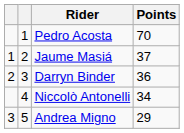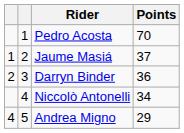(11, 117) 3 -> (11, 117) 4
